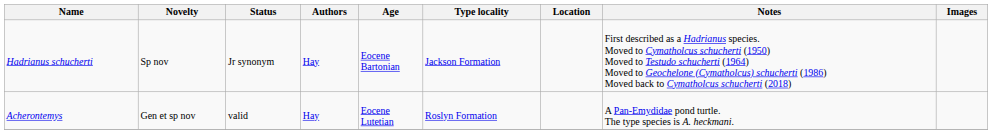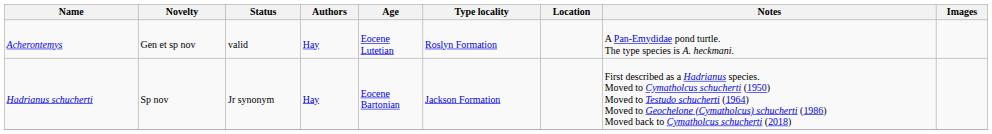rows swapped: (35, 116) <-> (50, 61)
